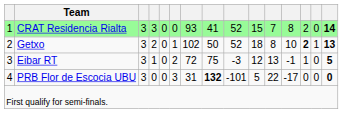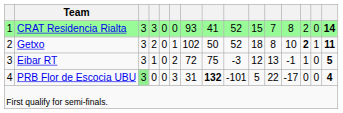(330, 45) 13 -> (330, 45) 11
(144, 77) no background -> (144, 77) lightgreen background
(330, 77) 0 -> (330, 77) 4
